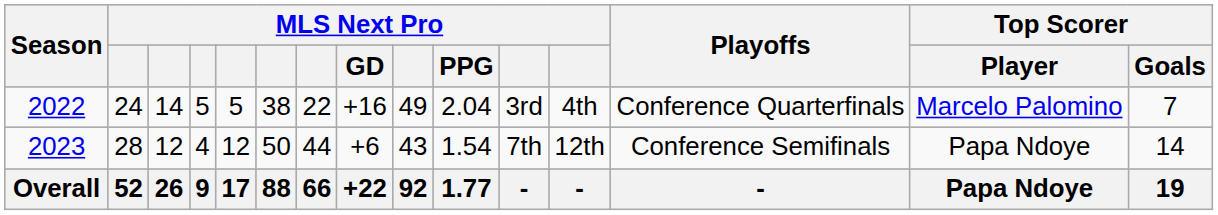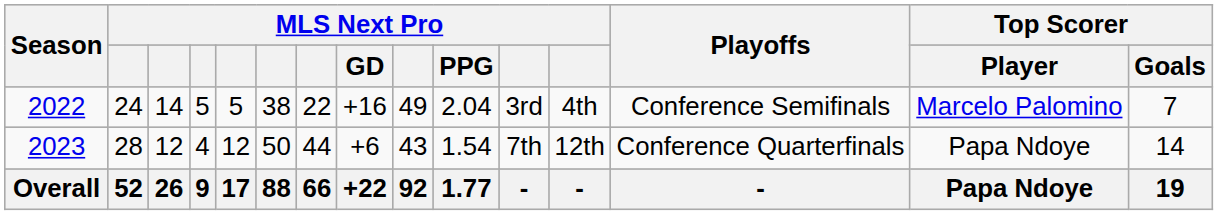(761, 106) Conference Quarterfinals -> (760, 106) Conference Semifinals
(760, 147) Conference Semifinals -> (761, 147) Conference Quarterfinals
